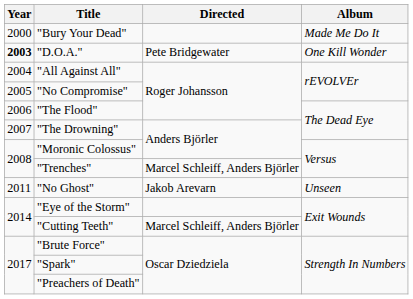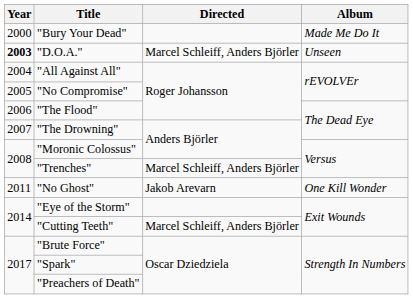(187, 52) Pete Bridgewater -> (222, 52) Marcel Schleiff, Anders Björler
(345, 52) One Kill Wonder -> (323, 52) Unseen
(323, 187) Unseen -> (345, 187) One Kill Wonder
